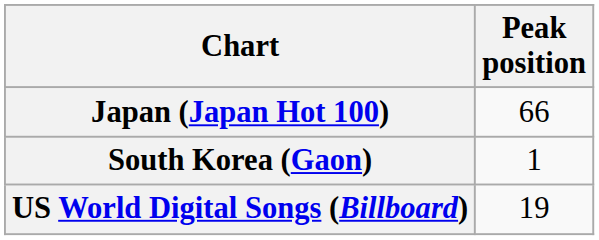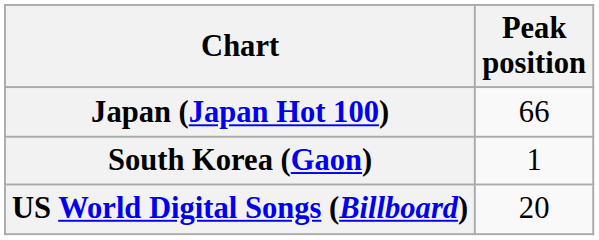(534, 208) 19 -> (534, 208) 20
